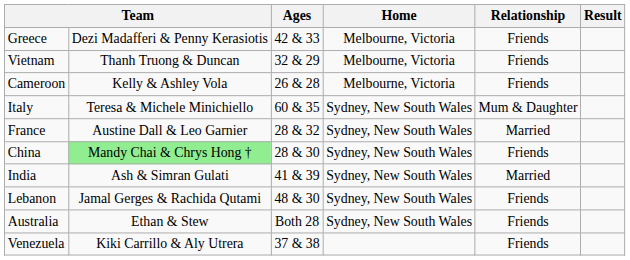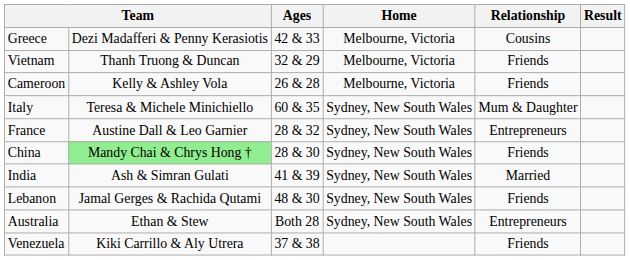(528, 39) Friends -> (528, 39) Cousins
(528, 130) Married -> (528, 130) Entrepreneurs
(528, 221) Friends -> (528, 221) Entrepreneurs
